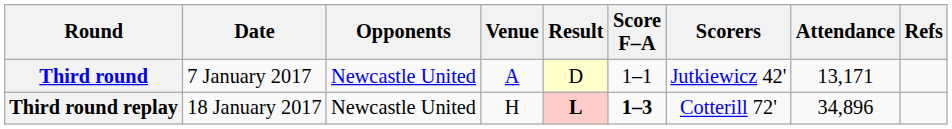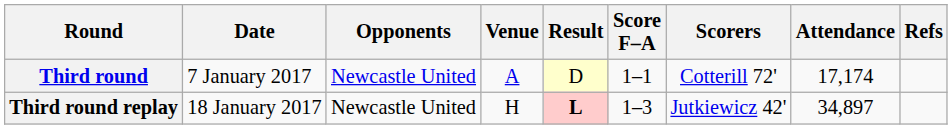(728, 75) Jutkiewicz 42' -> (728, 75) Cotterill 72'
(845, 75) 13,171 -> (845, 75) 17,174
(637, 107) bold -> (637, 107) normal
(728, 107) Cotterill 72' -> (728, 107) Jutkiewicz 42'
(845, 107) 34,896 -> (845, 107) 34,897
